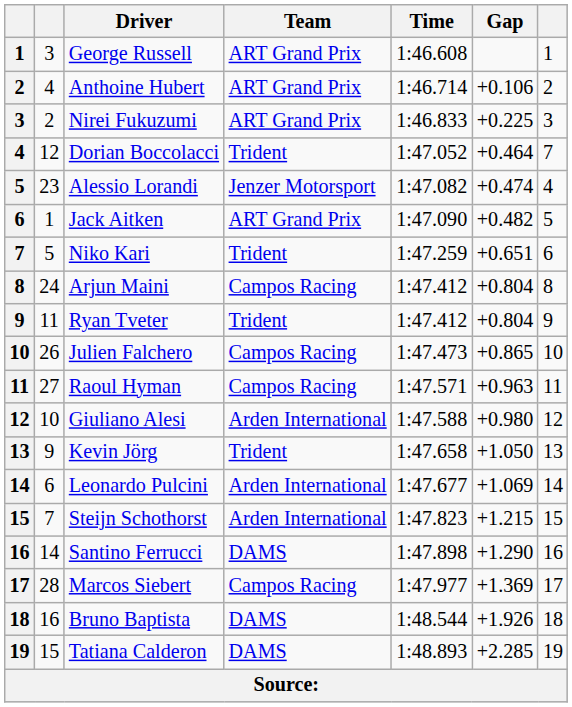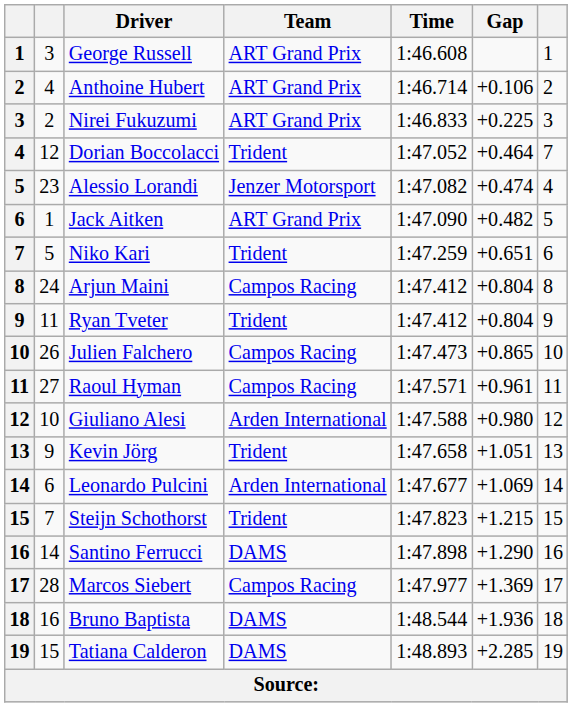(505, 385) +0.963 -> (505, 385) +0.961
(505, 452) +1.050 -> (505, 452) +1.051
(308, 518) Arden International -> (258, 518) Trident
(505, 618) +1.926 -> (505, 618) +1.936
